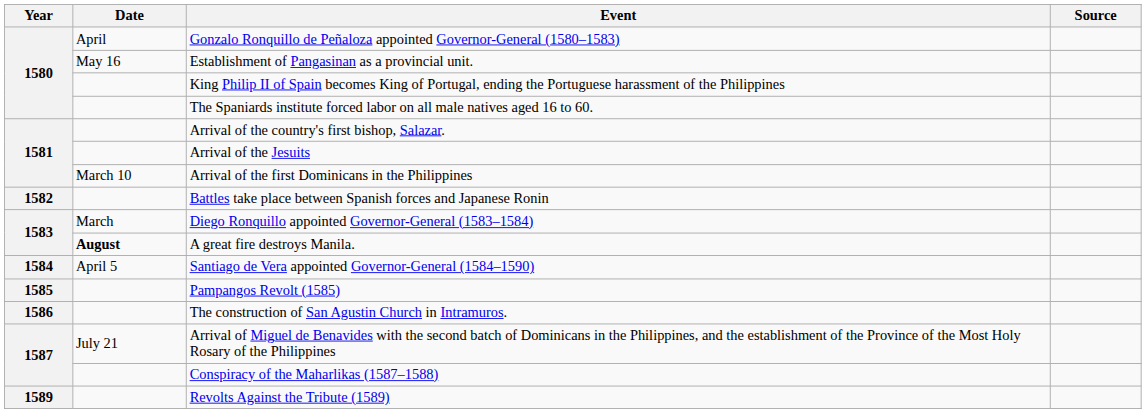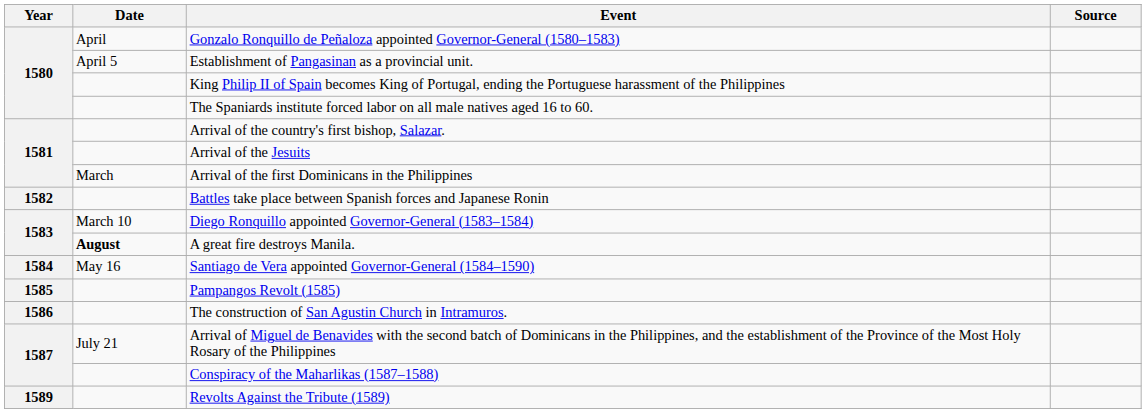(98, 61) May 16 -> (97, 61) April 5
(104, 175) March 10 -> (95, 175) March
(95, 221) March -> (104, 221) March 10
(97, 267) April 5 -> (98, 267) May 16
